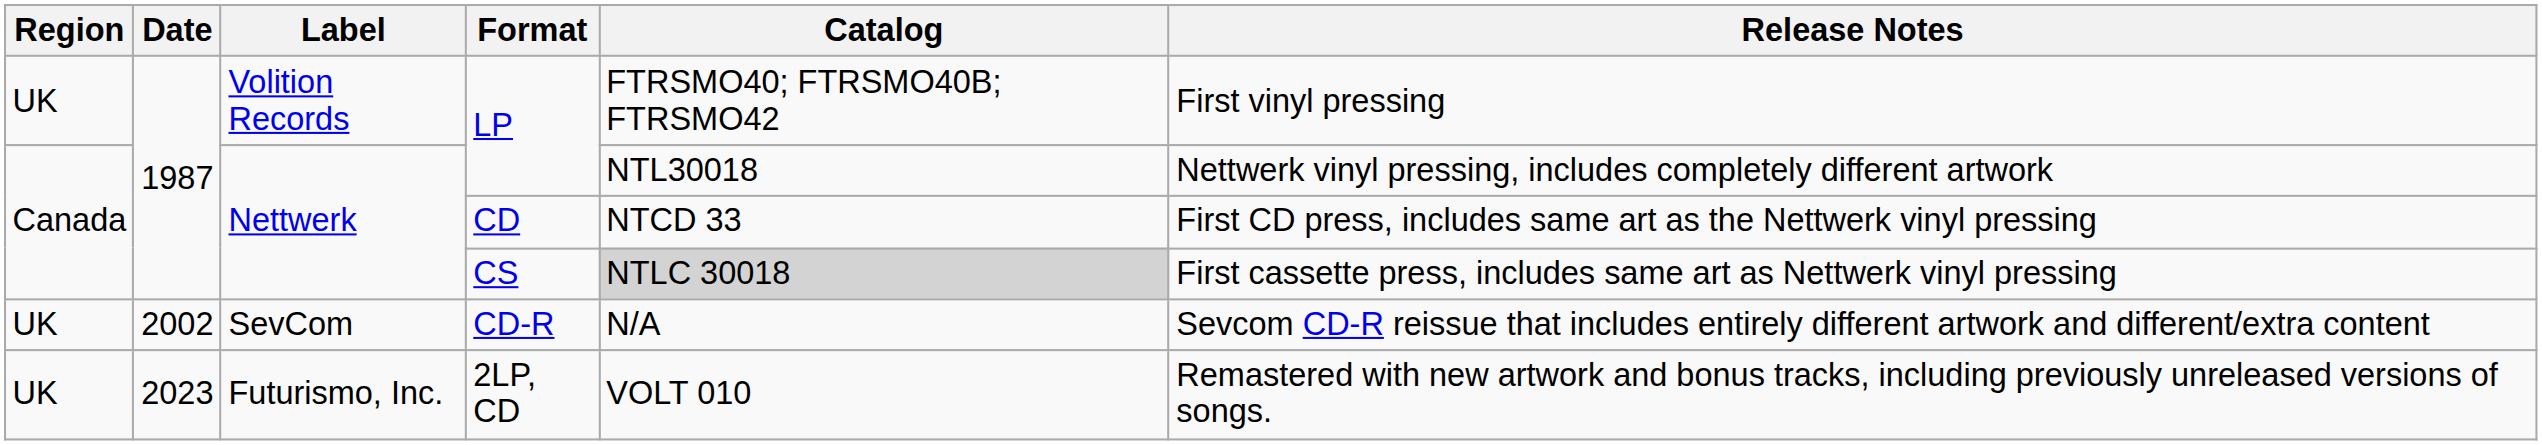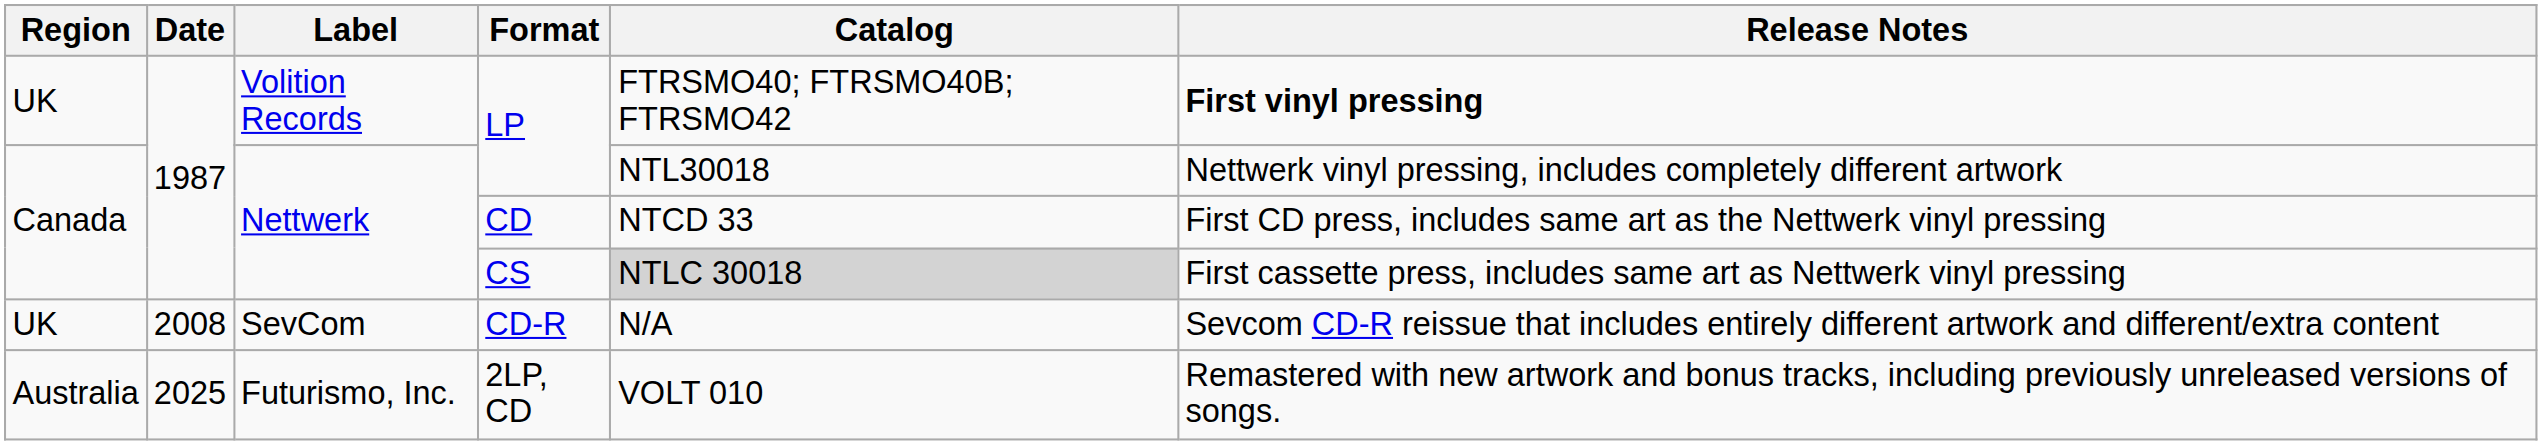(1311, 100) normal -> (1334, 100) bold
(177, 324) 2002 -> (190, 324) 2008
(35, 394) UK -> (76, 394) Australia
(177, 394) 2023 -> (190, 394) 2025
